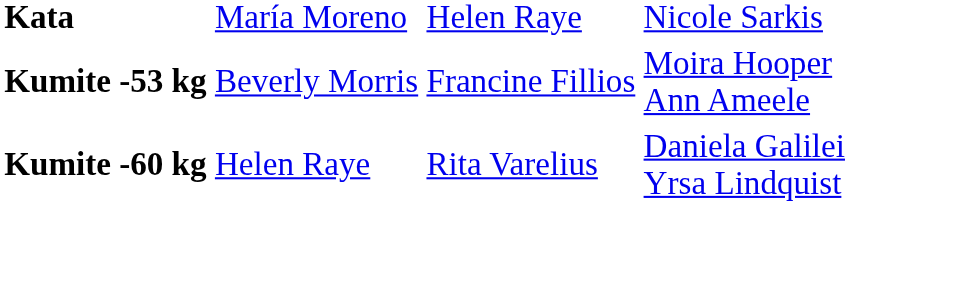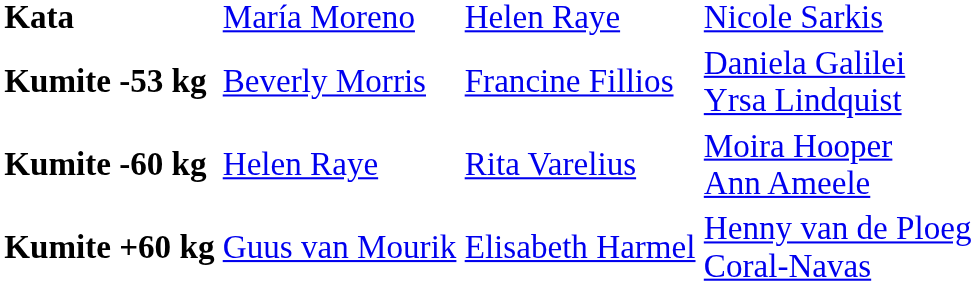(738, 81) Moira Hooper Ann Ameele -> (805, 81) Daniela Galilei Yrsa Lindquist
(744, 164) Daniela Galilei Yrsa Lindquist -> (798, 164) Moira Hooper Ann Ameele
+ row: (109, 247)
